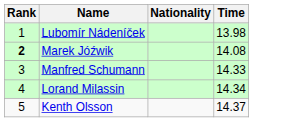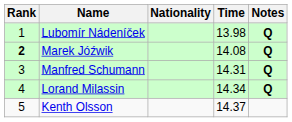+ column: (268, 13)
(231, 70) 14.33 -> (231, 70) 14.31
